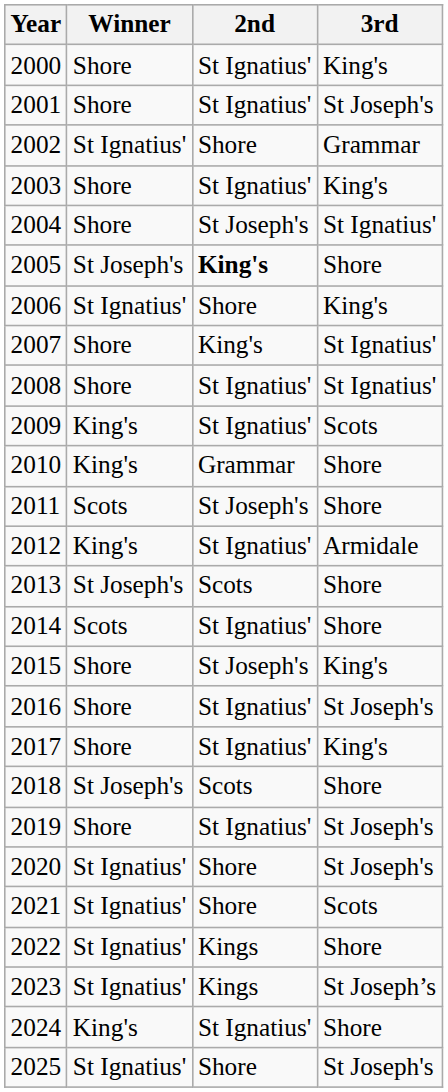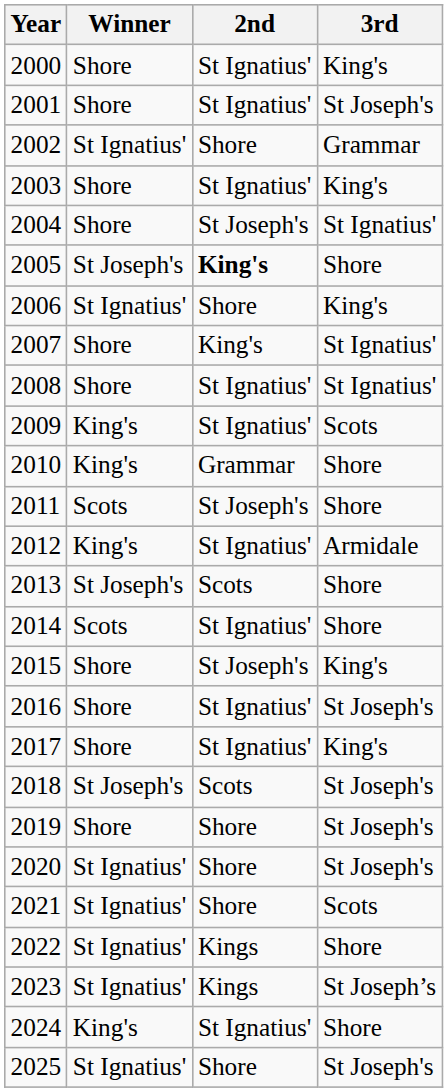(352, 786) Shore -> (378, 786) St Joseph's
(255, 826) St Ignatius' -> (227, 826) Shore
